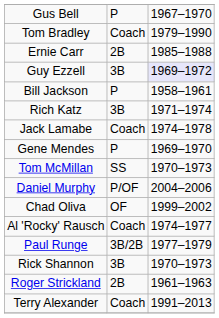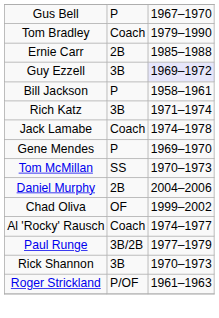(124, 187) P/OF -> (117, 187) 2B
(117, 284) 2B -> (124, 284) P/OF
- row: (56, 303)
